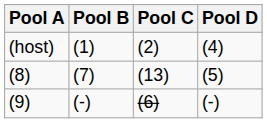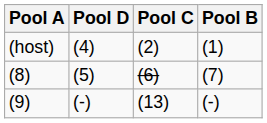columns swapped: (101, 18) <-> (230, 18)
(153, 74) (13) -> (148, 74) (6)
(148, 103) (6) -> (153, 103) (13)
